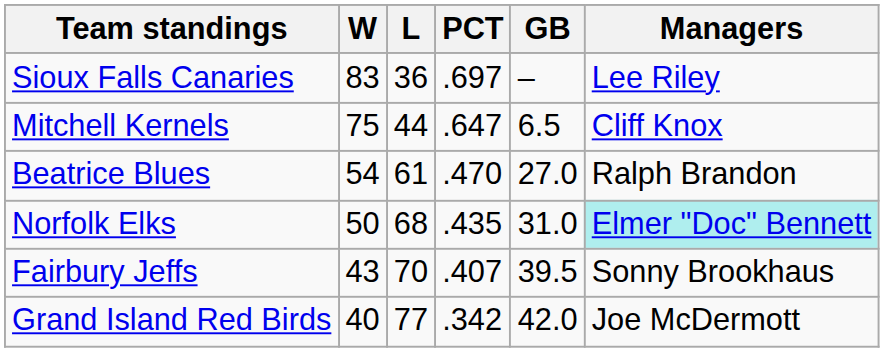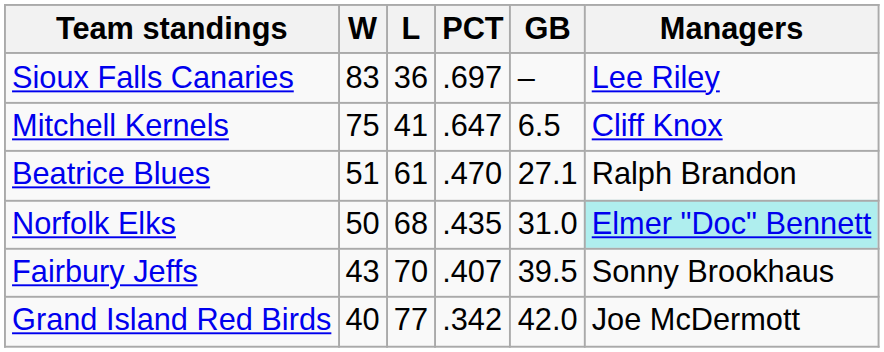(411, 126) 44 -> (411, 126) 41
(363, 175) 54 -> (363, 175) 51
(548, 175) 27.0 -> (548, 175) 27.1
